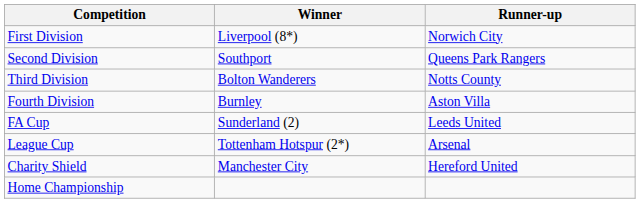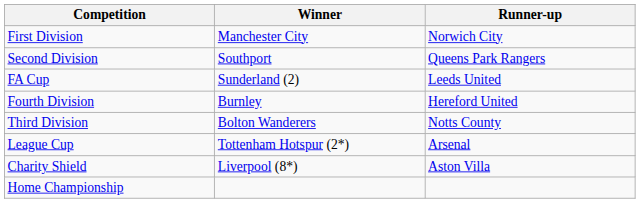(258, 36) Liverpool (8*) -> (263, 36) Manchester City
rows swapped: (48, 79) <-> (28, 123)
(459, 101) Aston Villa -> (473, 101) Hereford United
(263, 166) Manchester City -> (258, 166) Liverpool (8*)
(473, 166) Hereford United -> (459, 166) Aston Villa
